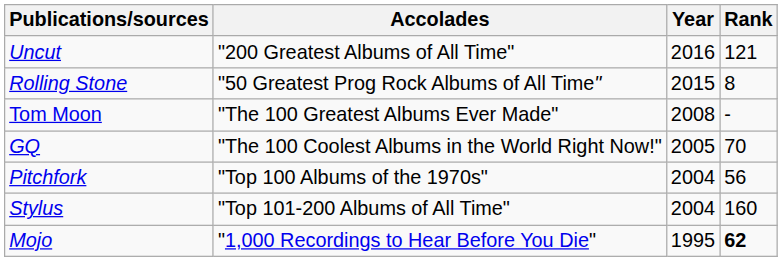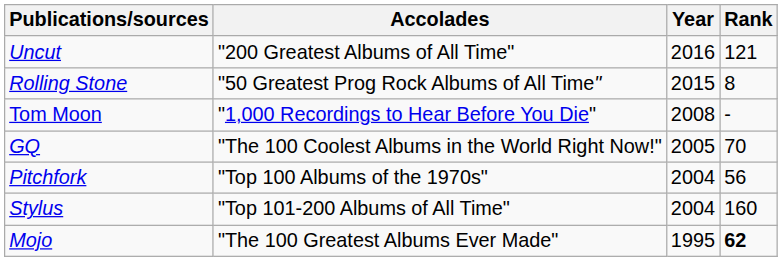(388, 114) "The 100 Greatest Albums Ever Made" -> (407, 114) "1,000 Recordings to Hear Before You Die"
(407, 240) "1,000 Recordings to Hear Before You Die" -> (388, 240) "The 100 Greatest Albums Ever Made"
